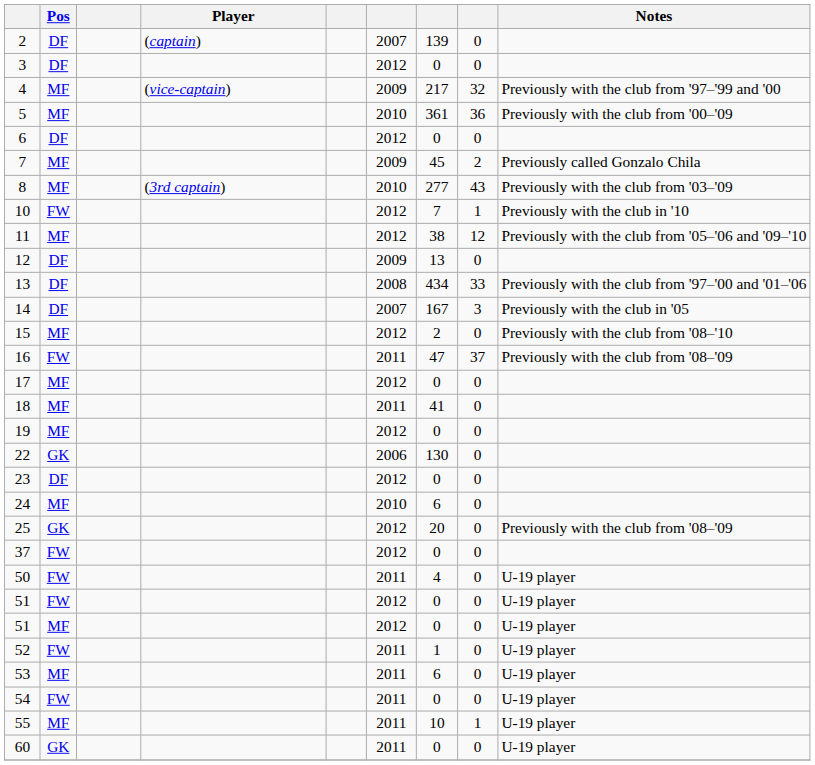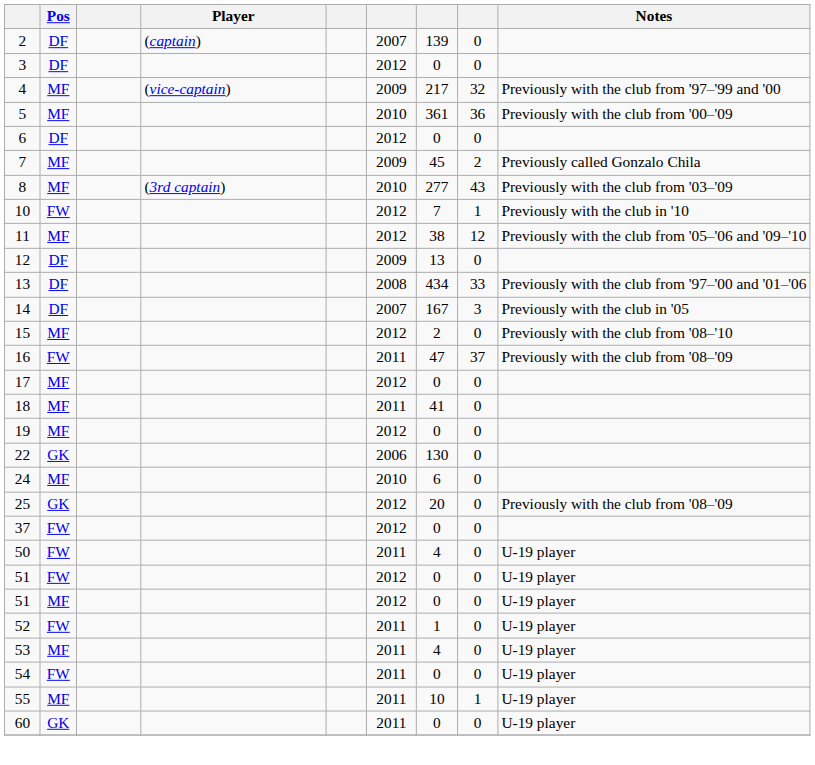- row: (22, 479)
(437, 674) 6 -> (437, 650) 4
